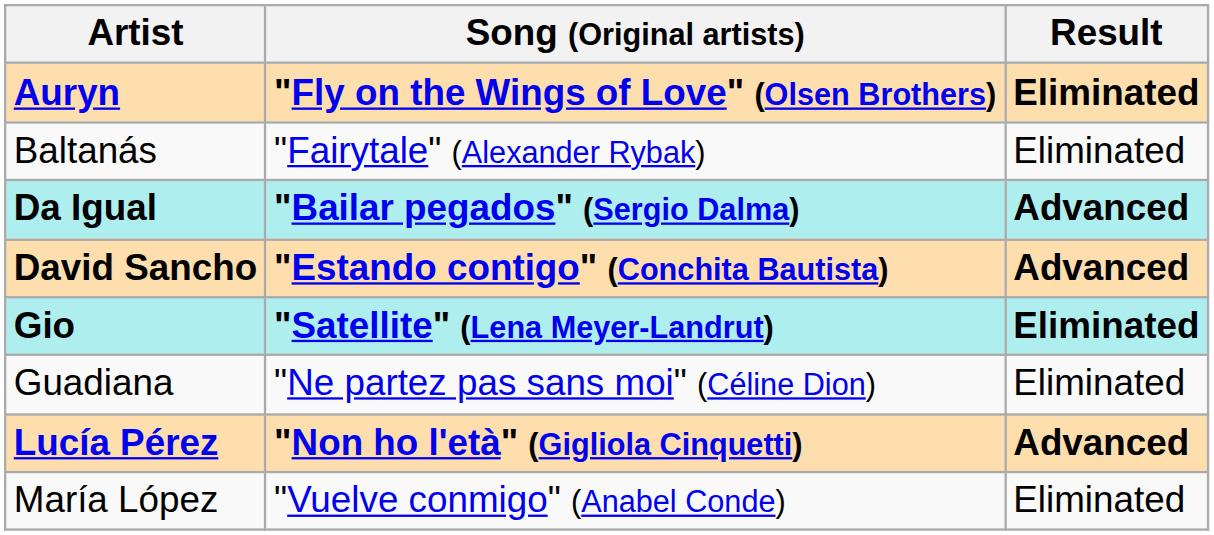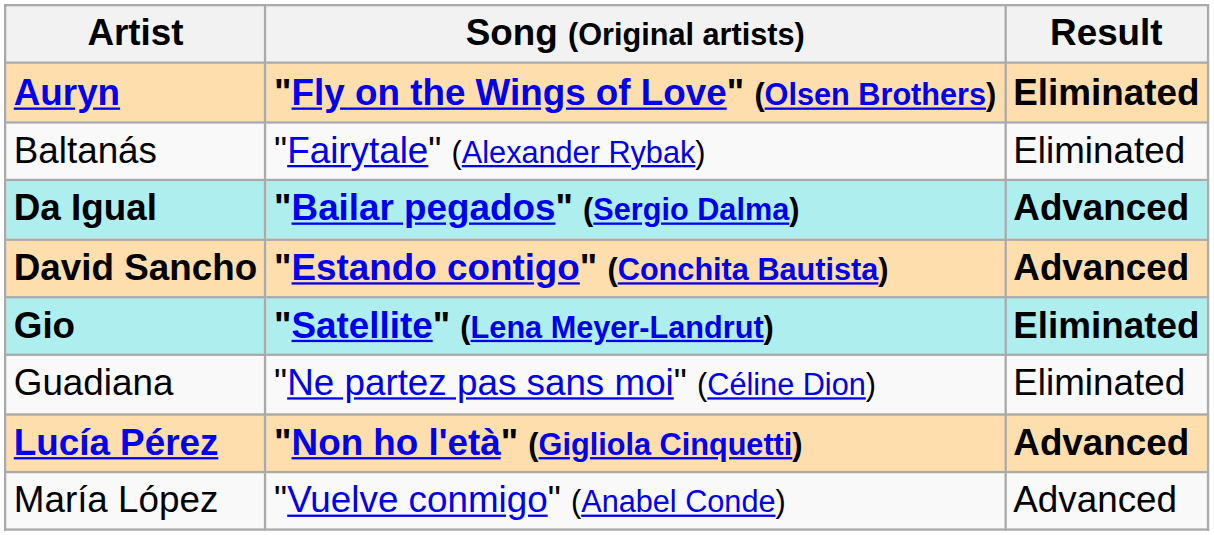(1099, 500) Eliminated -> (1095, 500) Advanced
